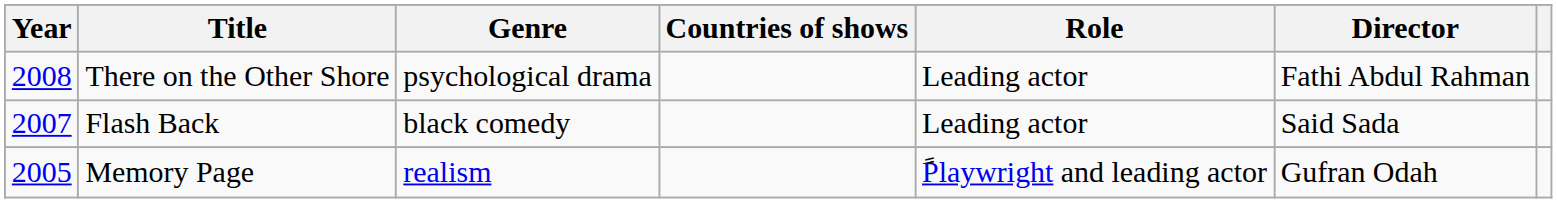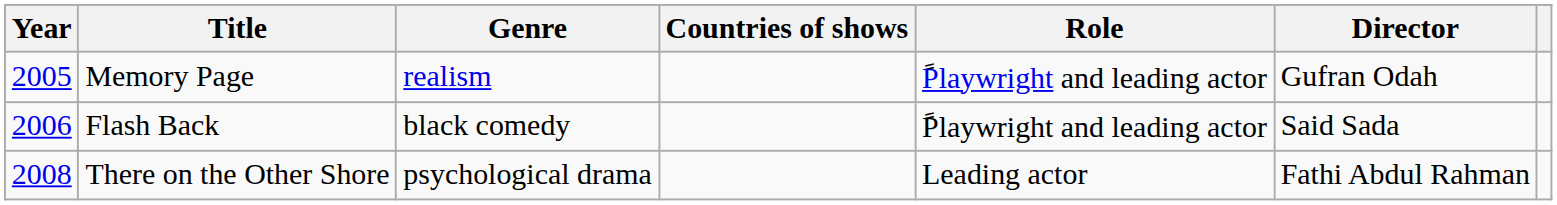rows swapped: (170, 171) <-> (238, 75)
(42, 123) 2007 -> (42, 125) 2006
(1005, 123) Leading actor -> (1094, 126) ًPlaywright and leading actor
